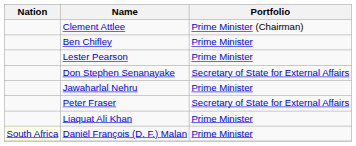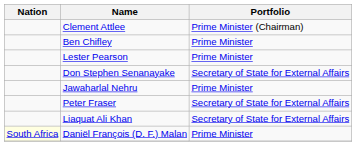(222, 118) Prime Minister -> (270, 118) Secretary of State for External Affairs
